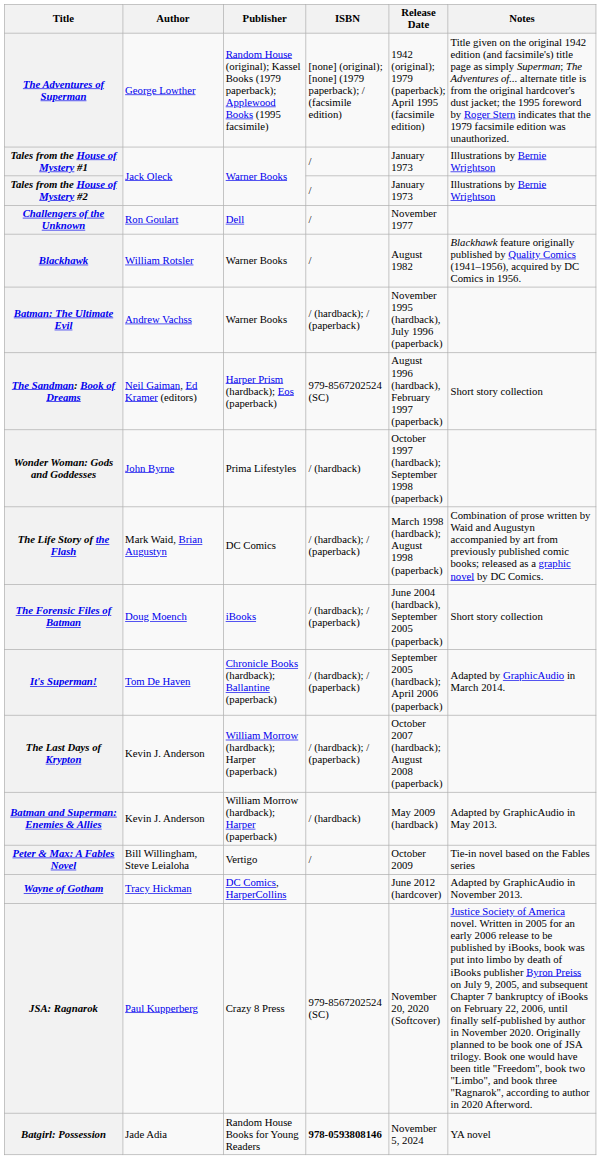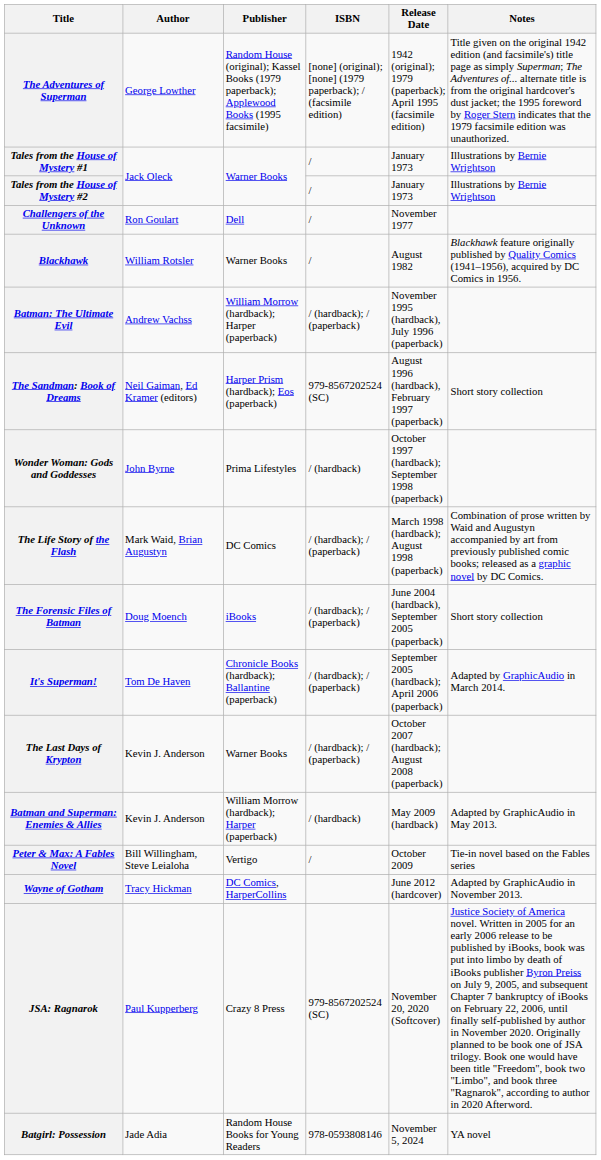(256, 320) Warner Books -> (262, 320) William Morrow (hardback); Harper (paperback)
(262, 753) William Morrow (hardback); Harper (paperback) -> (256, 753) Warner Books
(345, 1134) bold -> (345, 1134) normal
